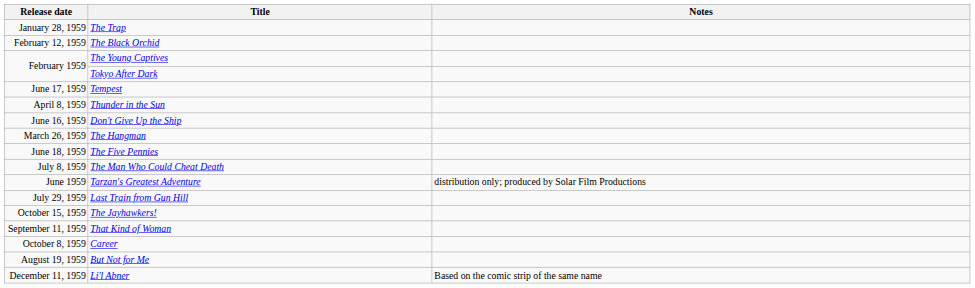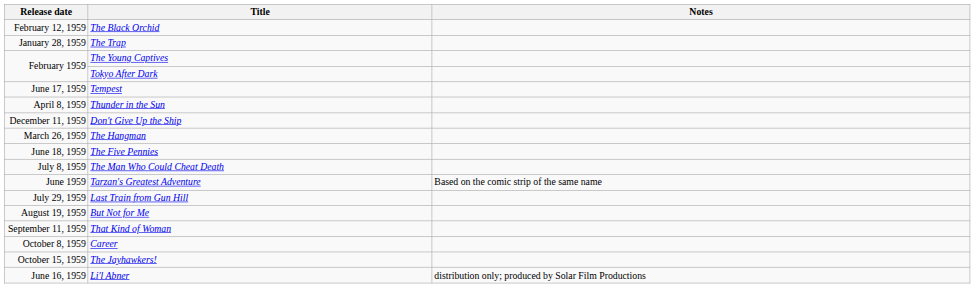rows swapped: (108, 27) <-> (125, 43)
(59, 120) June 16, 1959 -> (48, 120) December 11, 1959
(540, 182) distribution only; produced by Solar Film Productions -> (518, 182) Based on the comic strip of the same name
rows swapped: (120, 259) <-> (124, 213)
(48, 275) December 11, 1959 -> (59, 275) June 16, 1959
(518, 275) Based on the comic strip of the same name -> (540, 275) distribution only; produced by Solar Film Productions
